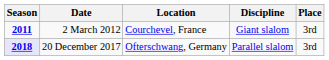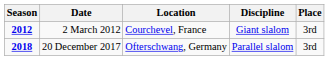(22, 30) 2011 -> (22, 30) 2012
(22, 47) lavender background -> (22, 47) no background
